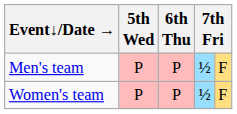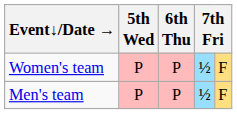rows swapped: (46, 67) <-> (56, 95)
